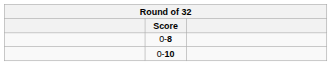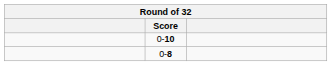rows swapped: (166, 54) <-> (166, 40)
